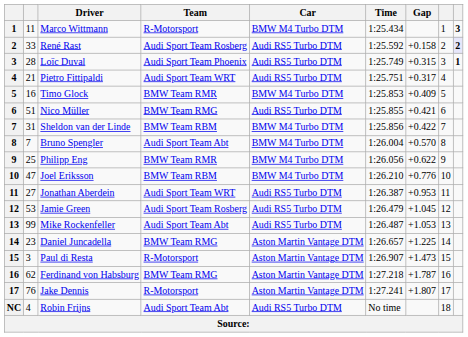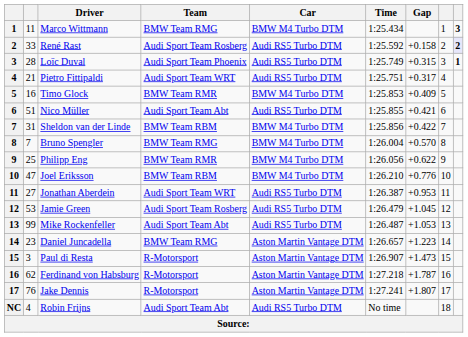(171, 28) R-Motorsport -> (181, 28) BMW Team RMG
(181, 110) BMW Team RMG -> (186, 110) Audi Sport Team Abt
(186, 143) Audi Sport Team Abt -> (181, 143) BMW Team RMG
(422, 241) +1.225 -> (422, 241) +1.223
(181, 274) BMW Team RMG -> (171, 274) R-Motorsport
